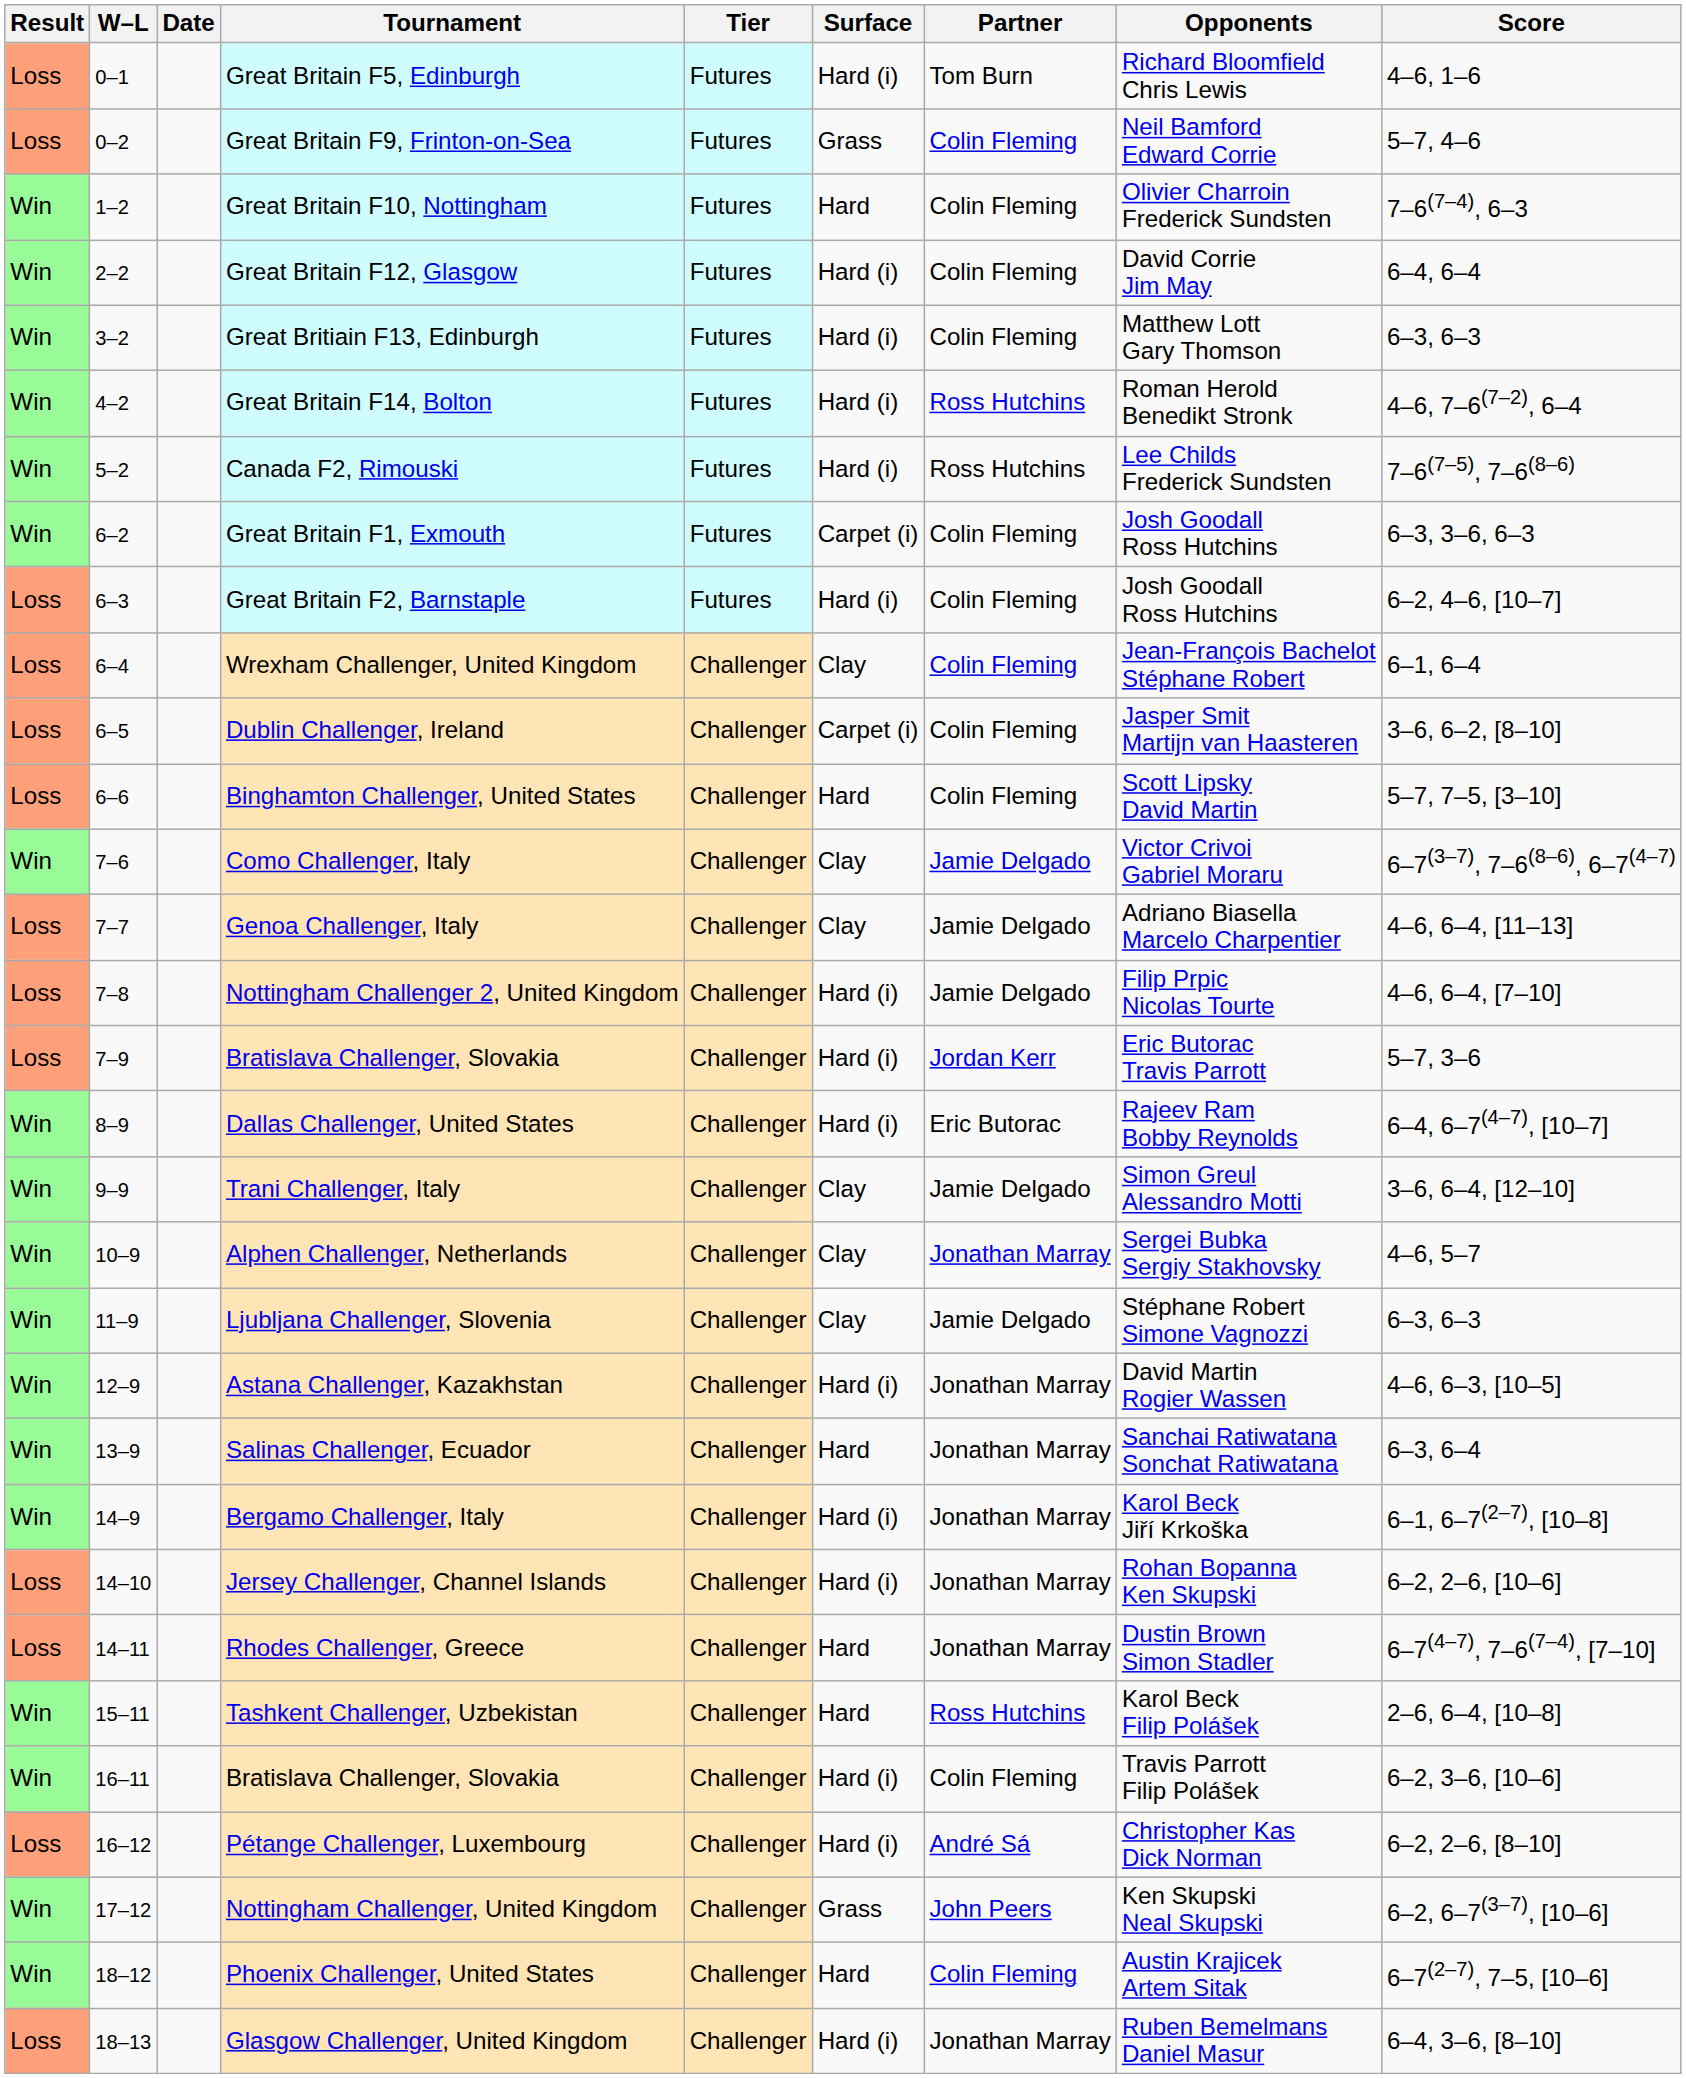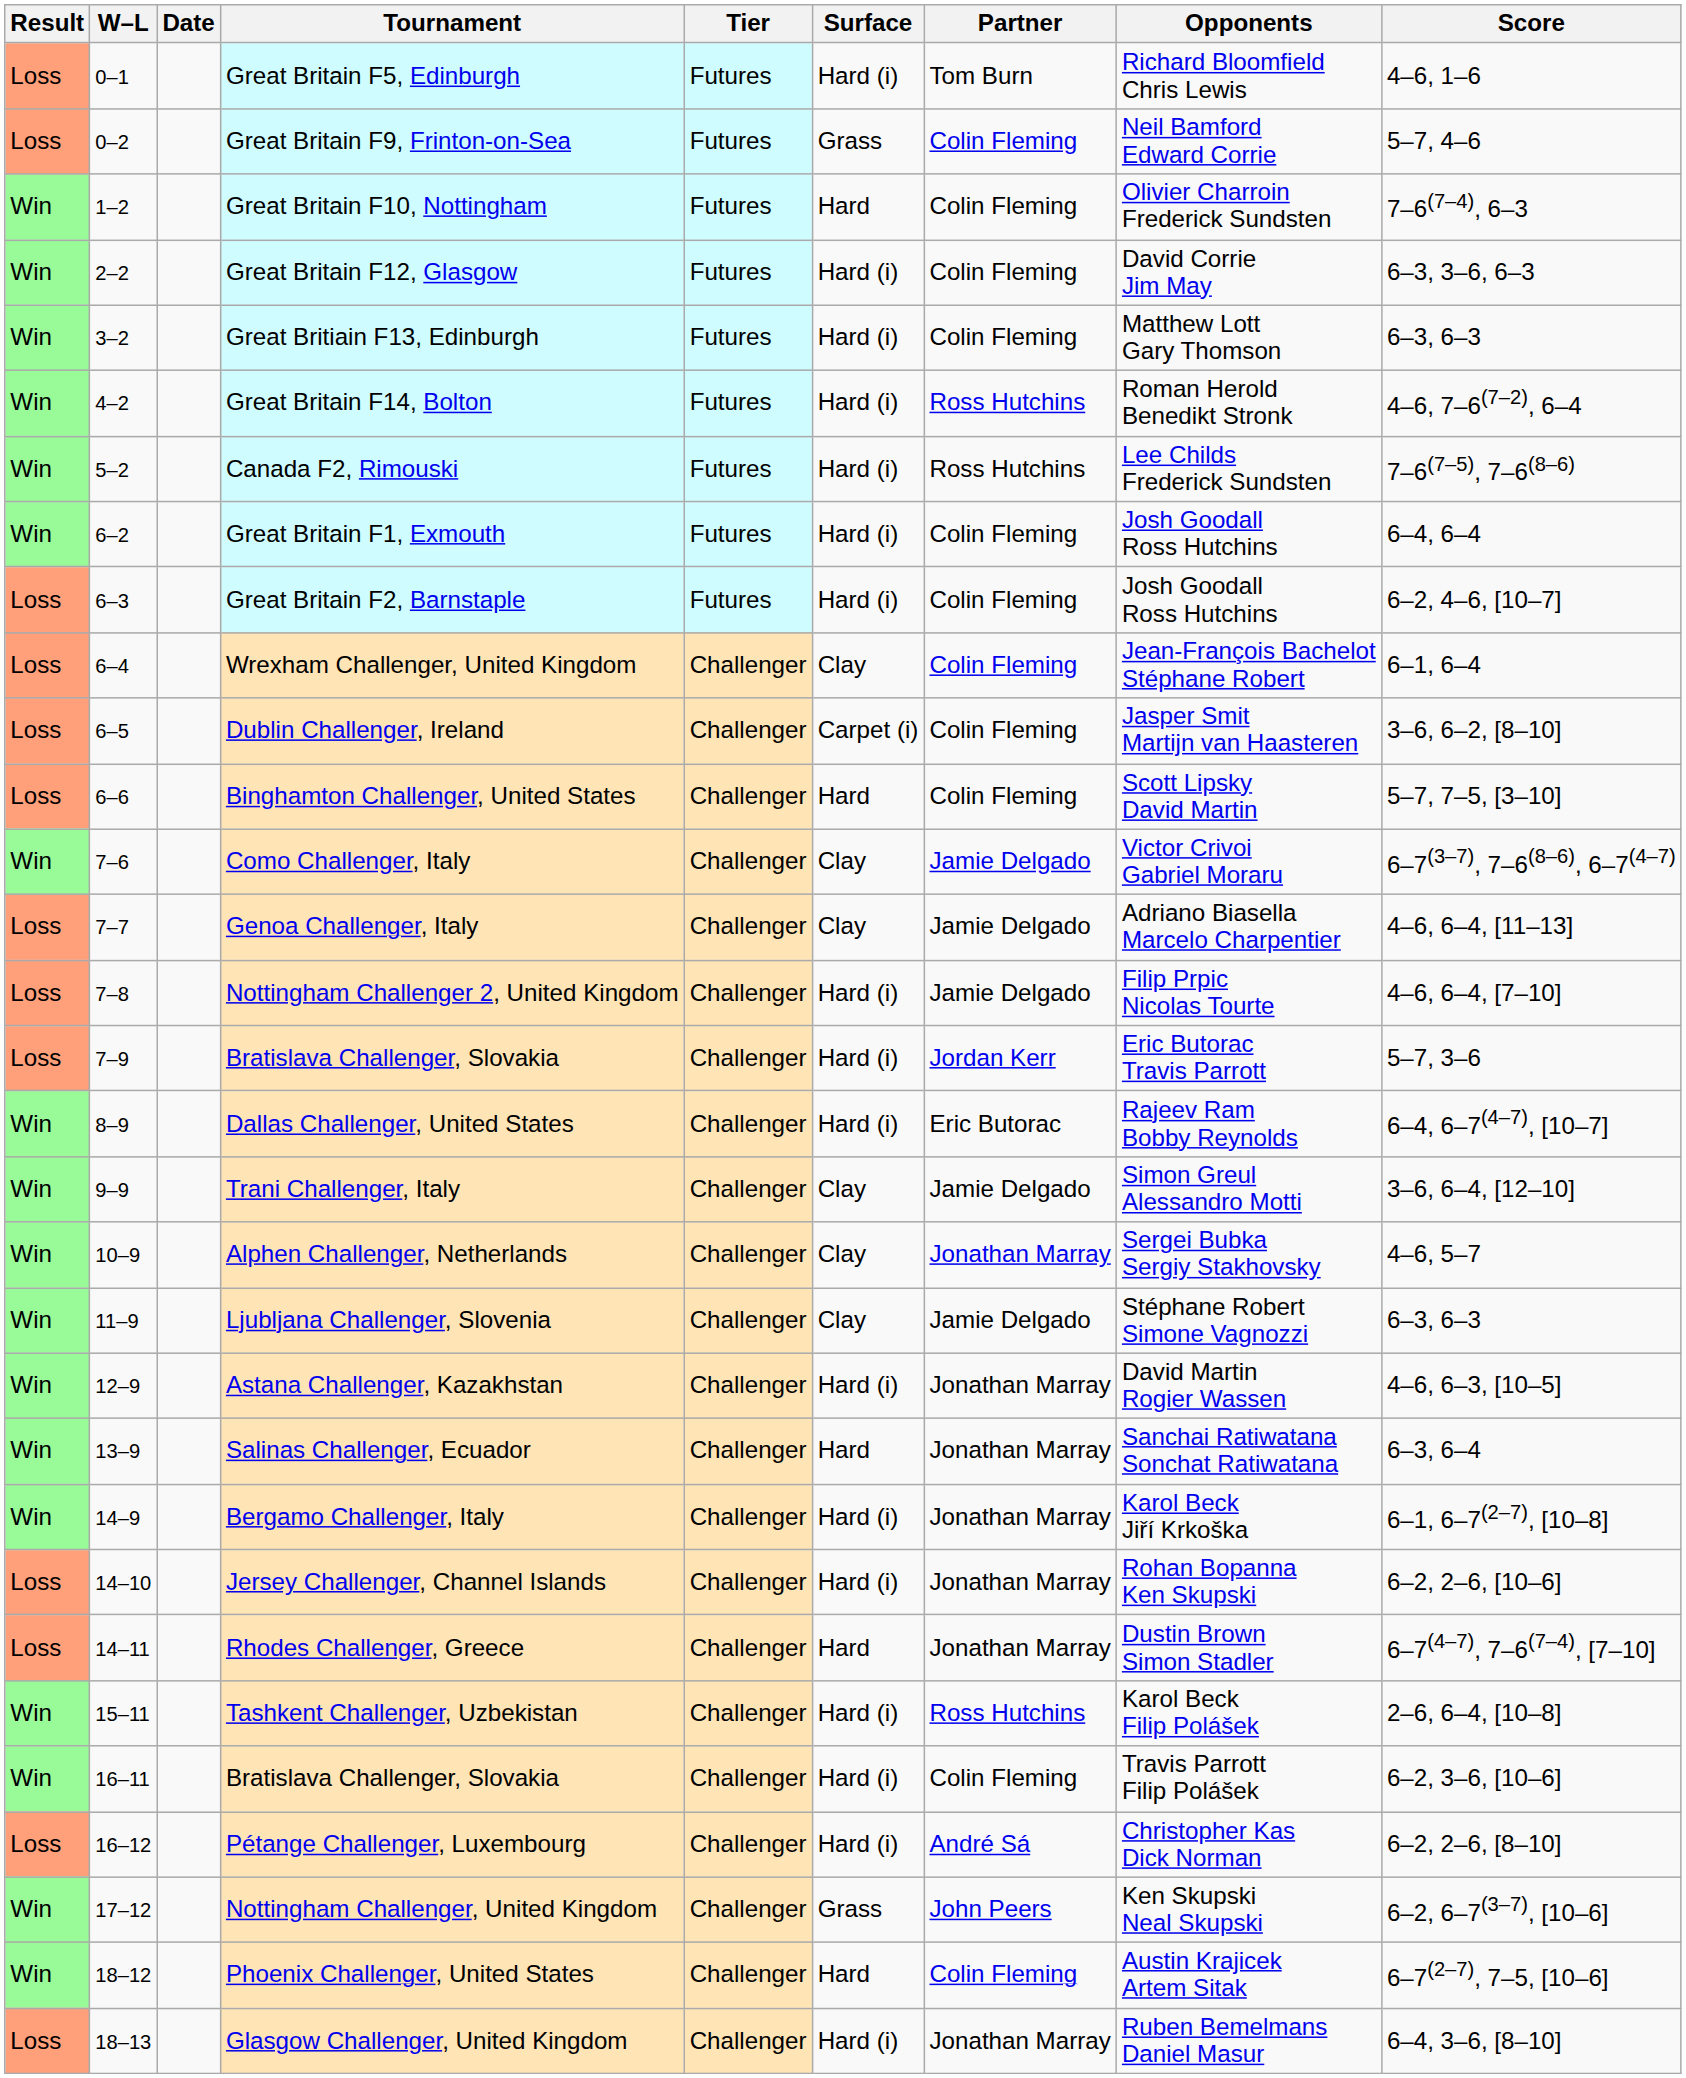(1434, 272) 6–4, 6–4 -> (1461, 272) 6–3, 3–6, 6–3
(868, 534) Carpet (i) -> (858, 534) Hard (i)
(1461, 534) 6–3, 3–6, 6–3 -> (1434, 534) 6–4, 6–4
(844, 1712) Hard -> (858, 1712) Hard (i)
